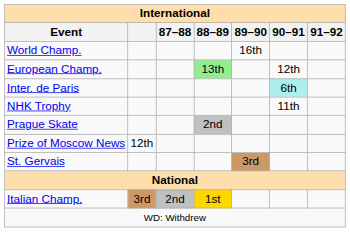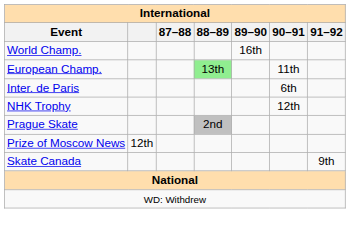(289, 69) 12th -> (289, 69) 11th
(289, 87) paleturquoise background -> (289, 87) no background
(289, 106) 11th -> (289, 106) 12th
+ row: (44, 161)
- row: (36, 161)
- row: (45, 198)
